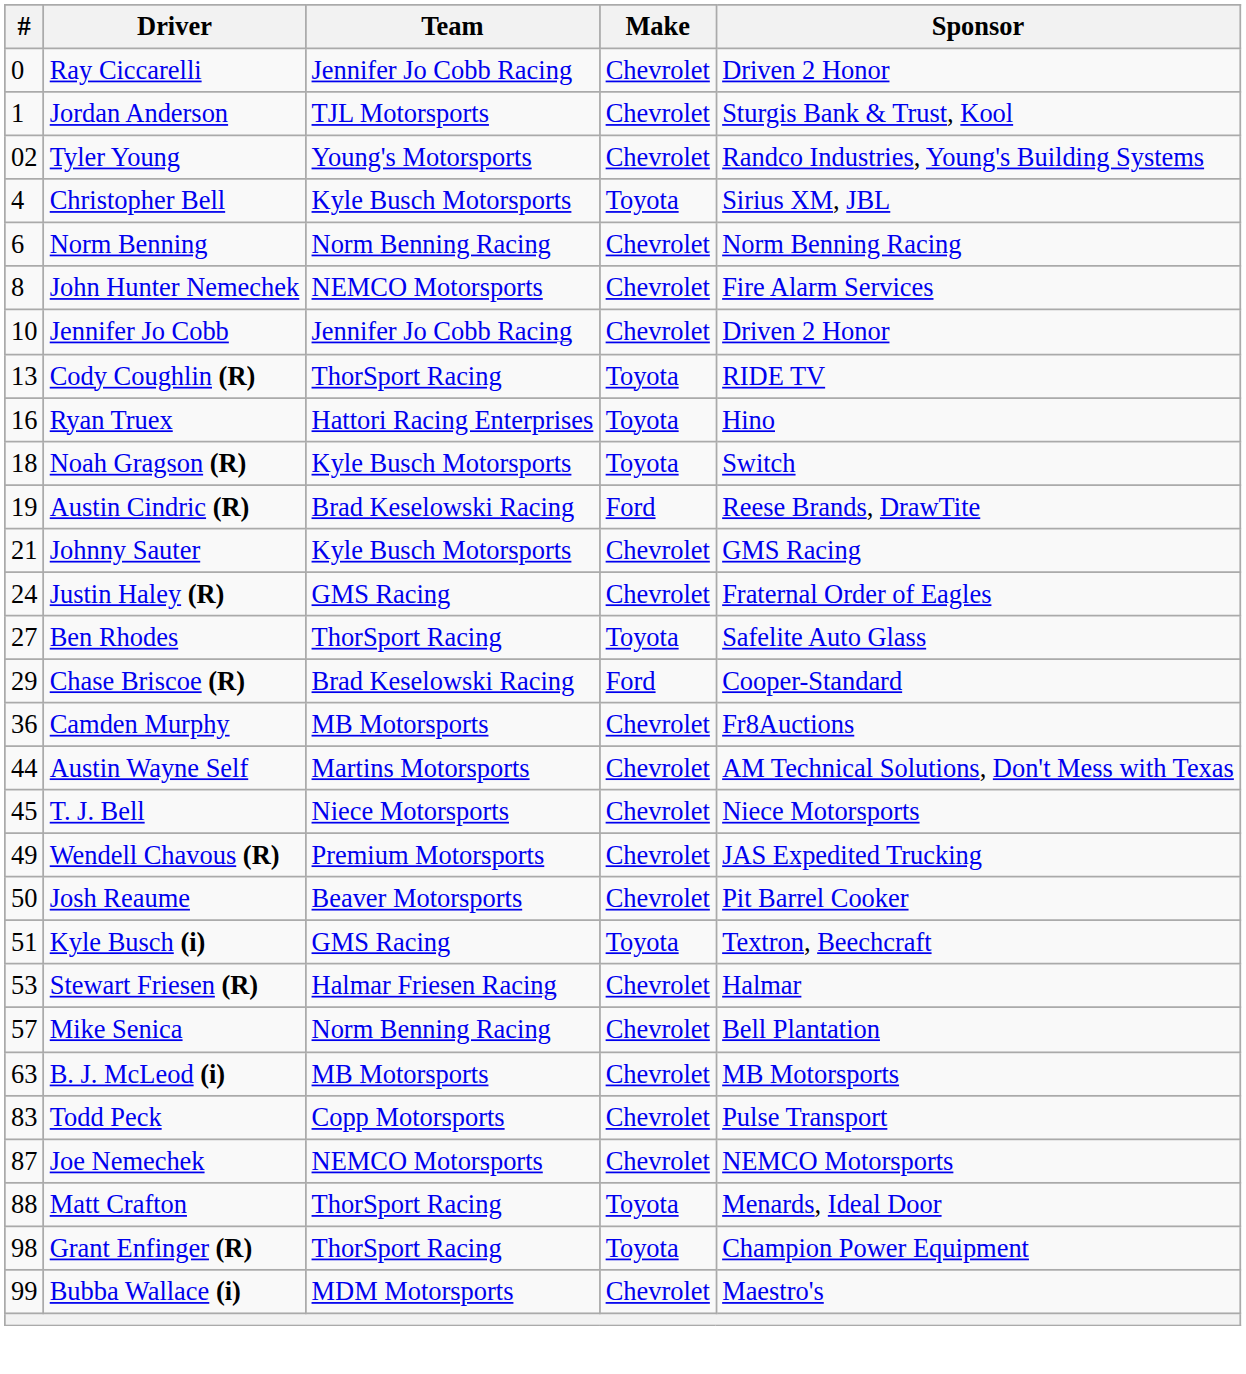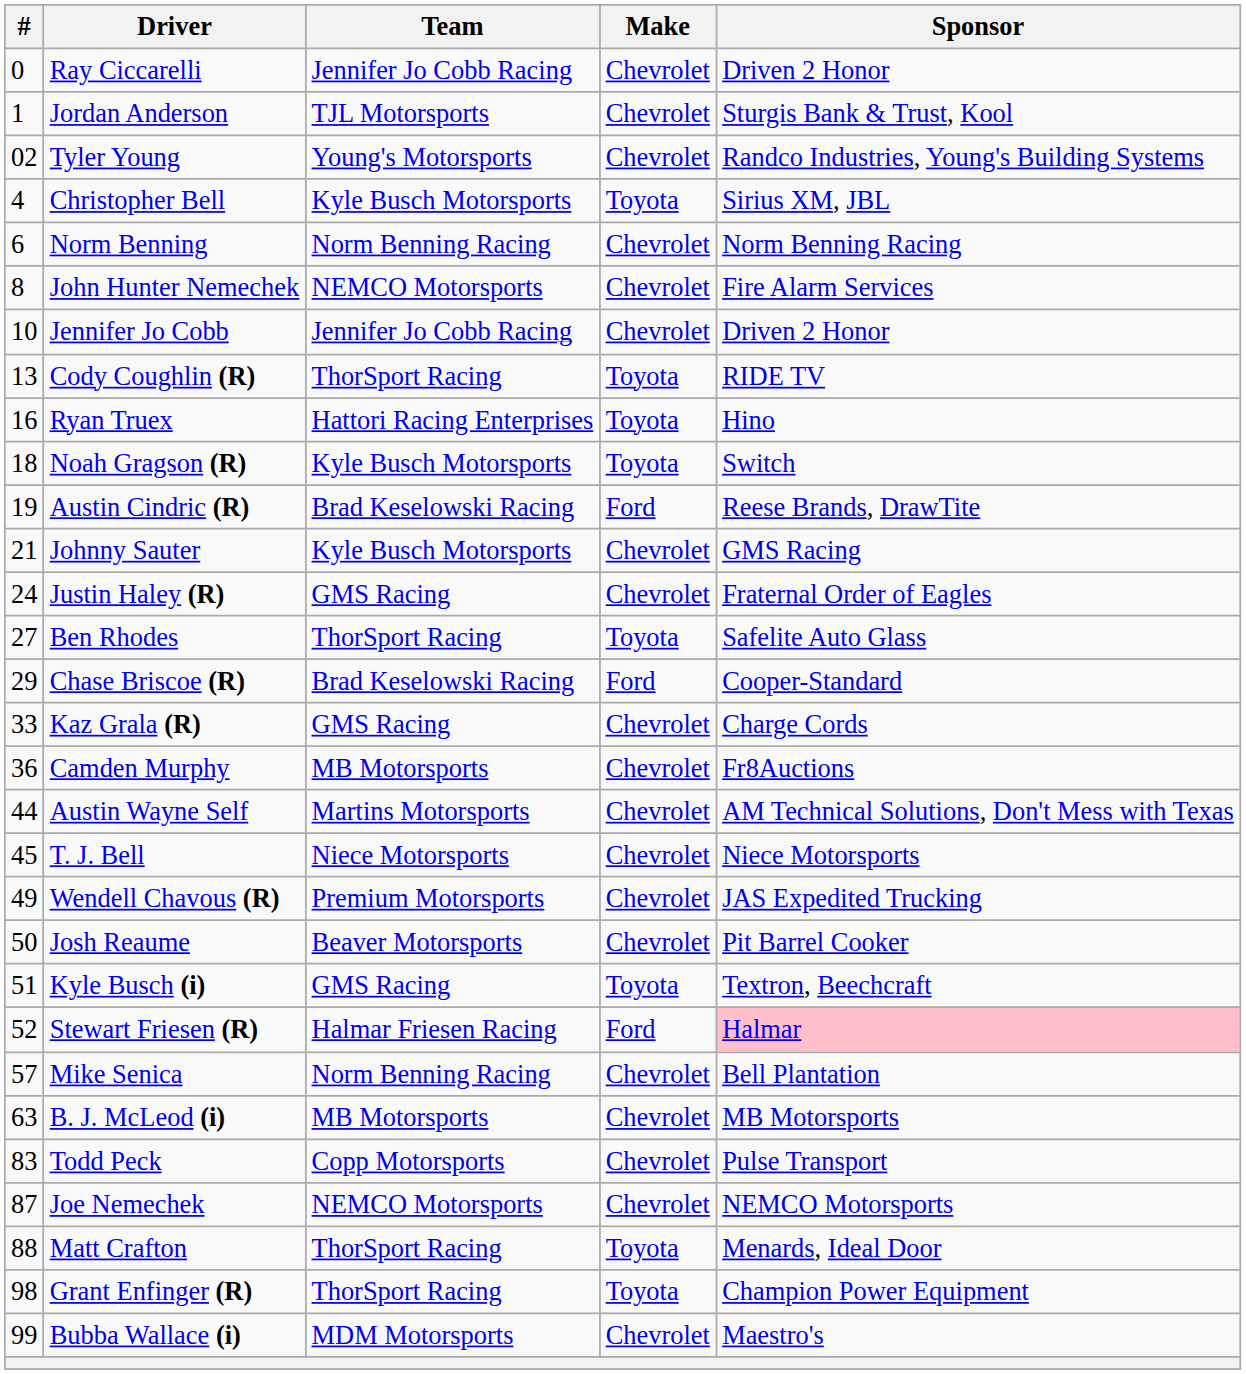+ row: (125, 724)
(24, 985) 53 -> (24, 1029) 52
(658, 985) Chevrolet -> (631, 1029) Ford
(762, 985) no background -> (762, 1029) pink background
